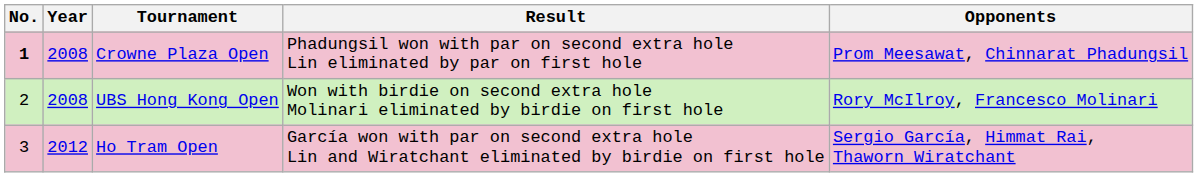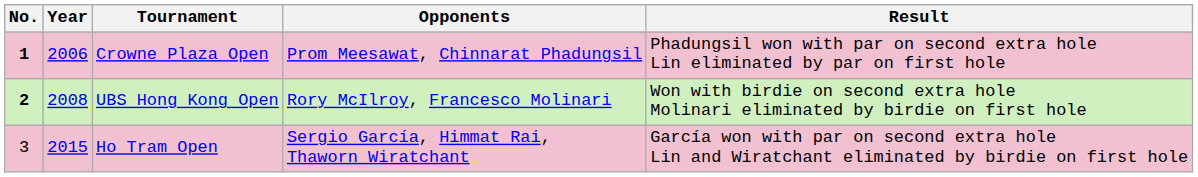columns swapped: (1011, 19) <-> (556, 19)
(68, 56) 2008 -> (68, 56) 2006
(24, 102) normal -> (24, 102) bold
(68, 149) 2012 -> (68, 149) 2015
